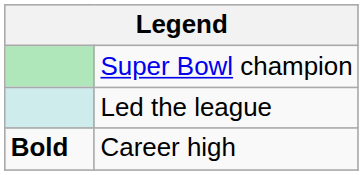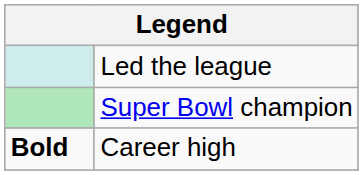rows swapped: (227, 66) <-> (186, 107)
